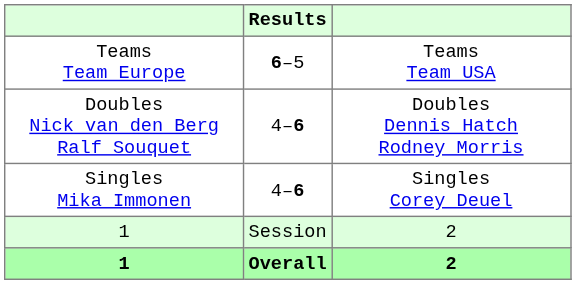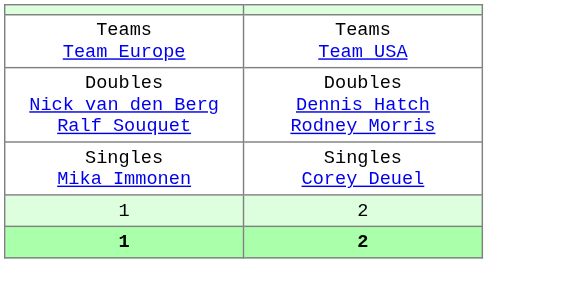- column: (288, 20)
